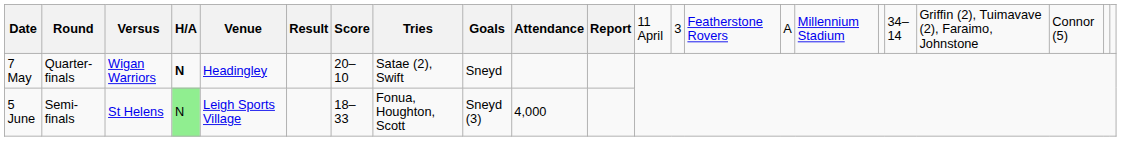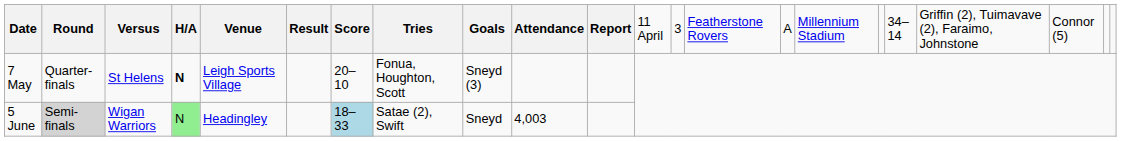(132, 71) Wigan Warriors -> (136, 78) St Helens
(235, 71) Headingley -> (239, 78) Leigh Sports Village
(404, 71) Satae (2), Swift -> (406, 78) Fonua, Houghton, Scott
(484, 71) Sneyd -> (484, 78) Sneyd (3)
(61, 112) no background -> (61, 120) lightgrey background
(136, 112) St Helens -> (132, 120) Wigan Warriors
(239, 112) Leigh Sports Village -> (235, 120) Headingley
(345, 112) no background -> (345, 120) lightblue background
(406, 112) Fonua, Houghton, Scott -> (404, 120) Satae (2), Swift
(484, 112) Sneyd (3) -> (484, 120) Sneyd
(530, 112) 4,000 -> (530, 120) 4,003
